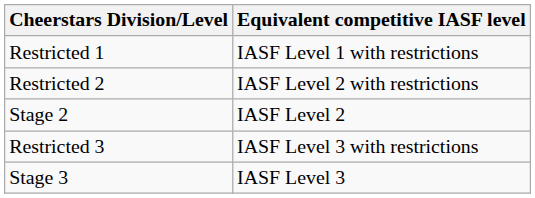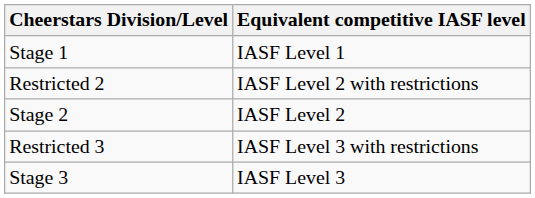- row: (57, 51)
+ row: (39, 51)
